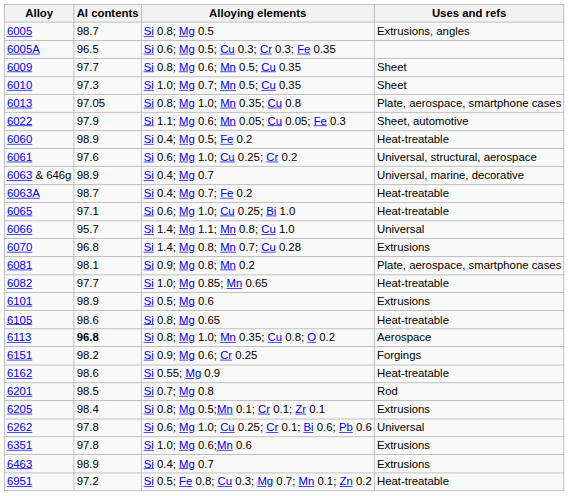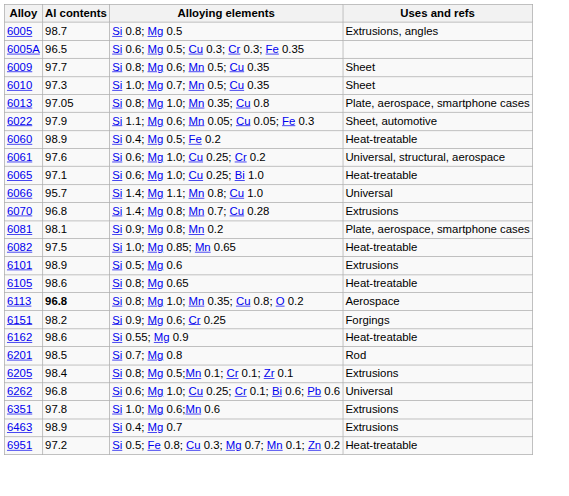- row: (39, 175)
- row: (23, 193)
(88, 283) 97.7 -> (56, 247) 97.5
(88, 427) 97.8 -> (56, 391) 96.8
